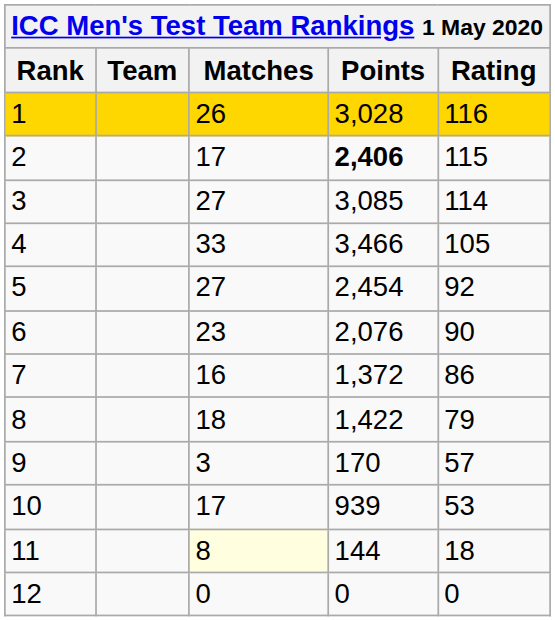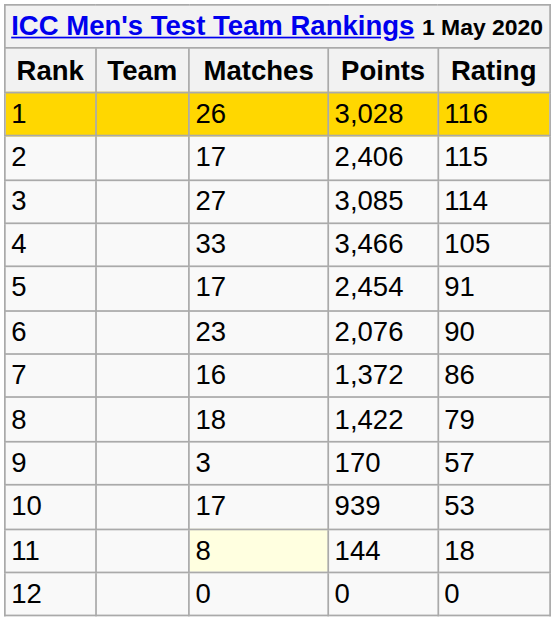(369, 157) bold -> (369, 157) normal
(211, 288) 27 -> (211, 288) 17
(460, 288) 92 -> (460, 288) 91
